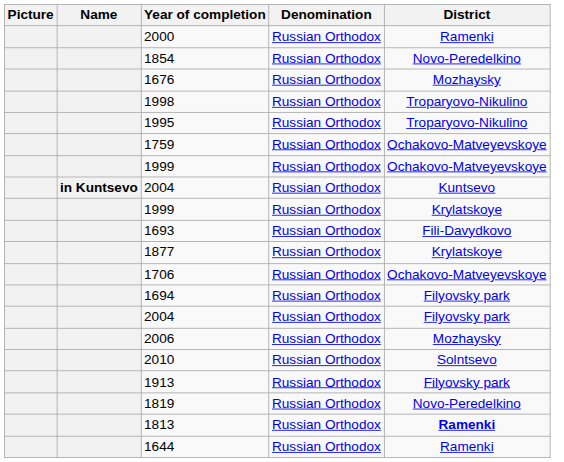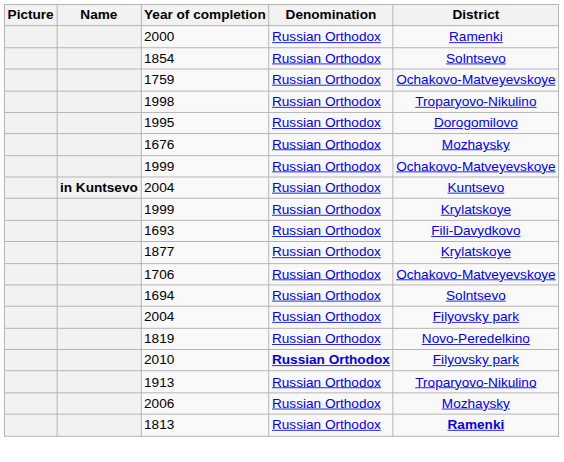(467, 58) Novo-Peredelkino -> (476, 58) Solntsevo
rows swapped: (99, 145) <-> (99, 80)
(467, 123) Troparyovo-Nikulino -> (476, 123) Dorogomilovo
(467, 295) Filyovsky park -> (476, 295) Solntsevo
rows swapped: (99, 339) <-> (99, 403)
(326, 360) normal -> (331, 360) bold
(467, 360) Solntsevo -> (476, 360) Filyovsky park
(467, 381) Filyovsky park -> (476, 381) Troparyovo-Nikulino
- row: (99, 447)
